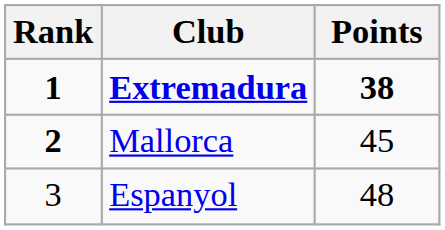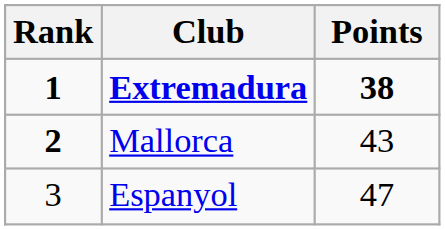(377, 140) 45 -> (377, 140) 43
(377, 195) 48 -> (377, 195) 47
